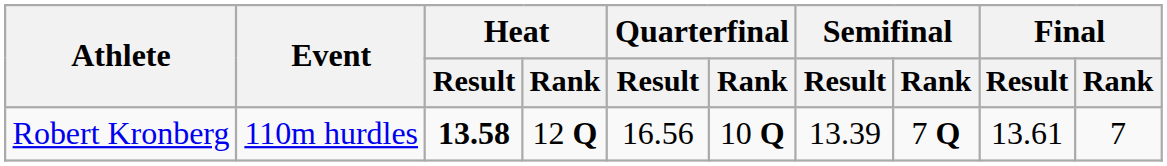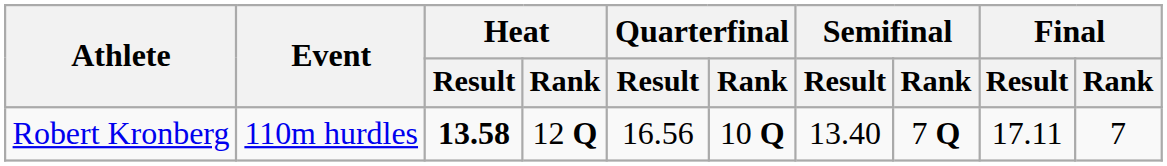(845, 133) 13.39 -> (845, 133) 13.40
(1027, 133) 13.61 -> (1027, 133) 17.11
